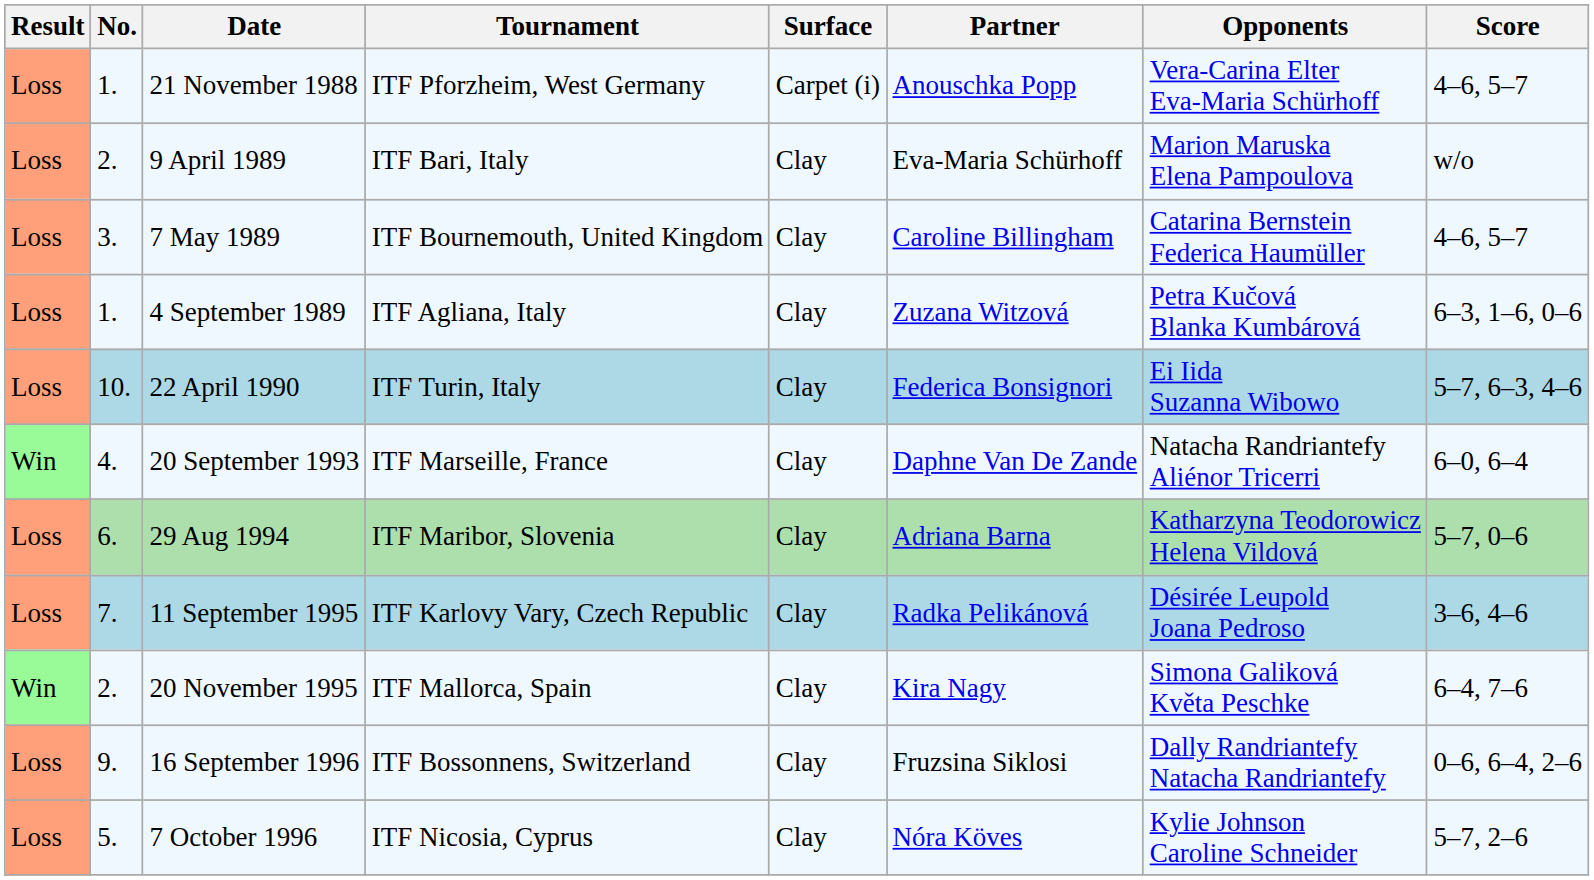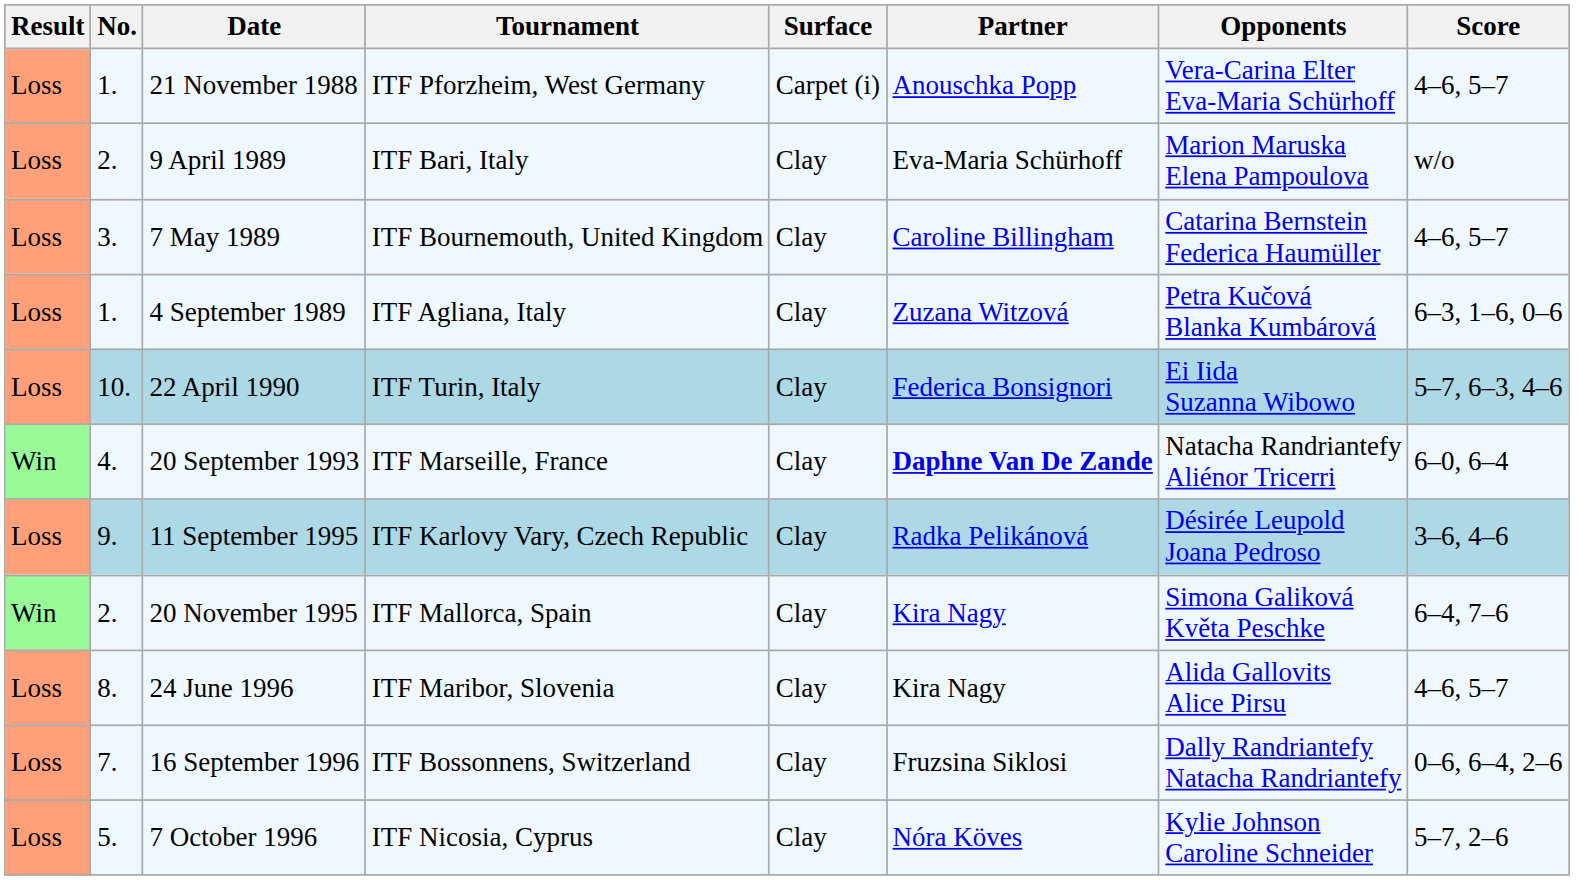(1015, 461) normal -> (1023, 461) bold
- row: (219, 536)
(107, 611) 7. -> (107, 536) 9.
+ row: (221, 686)
(107, 761) 9. -> (107, 761) 7.
